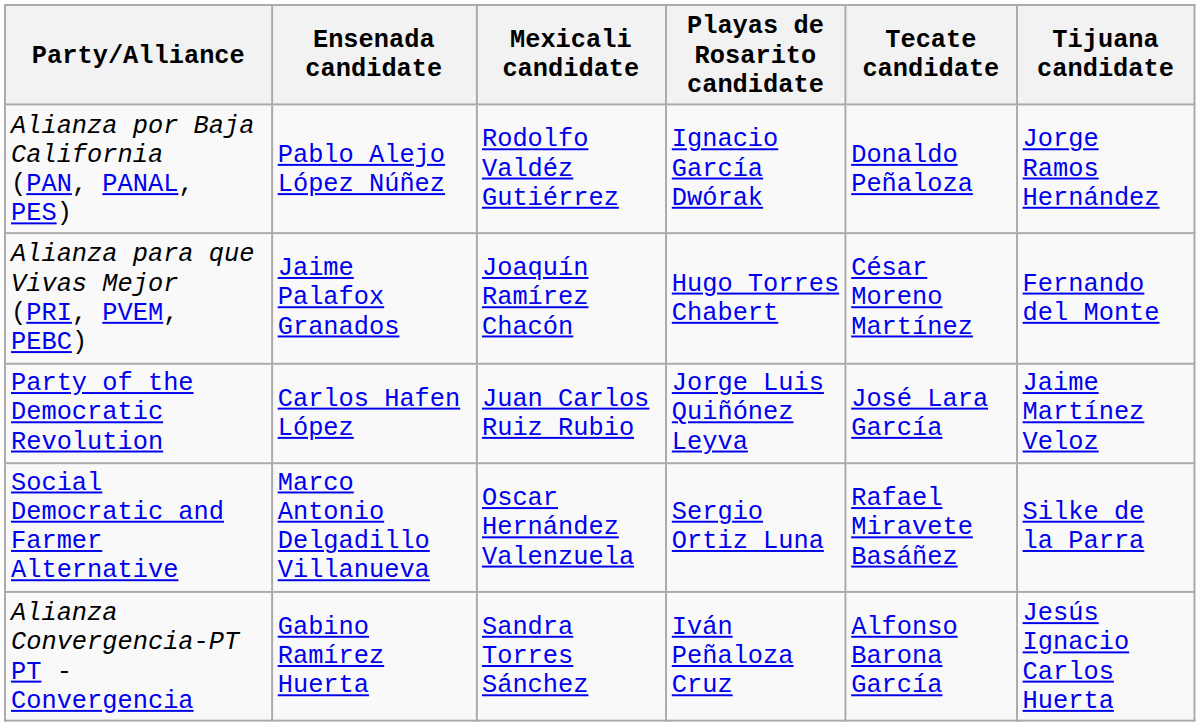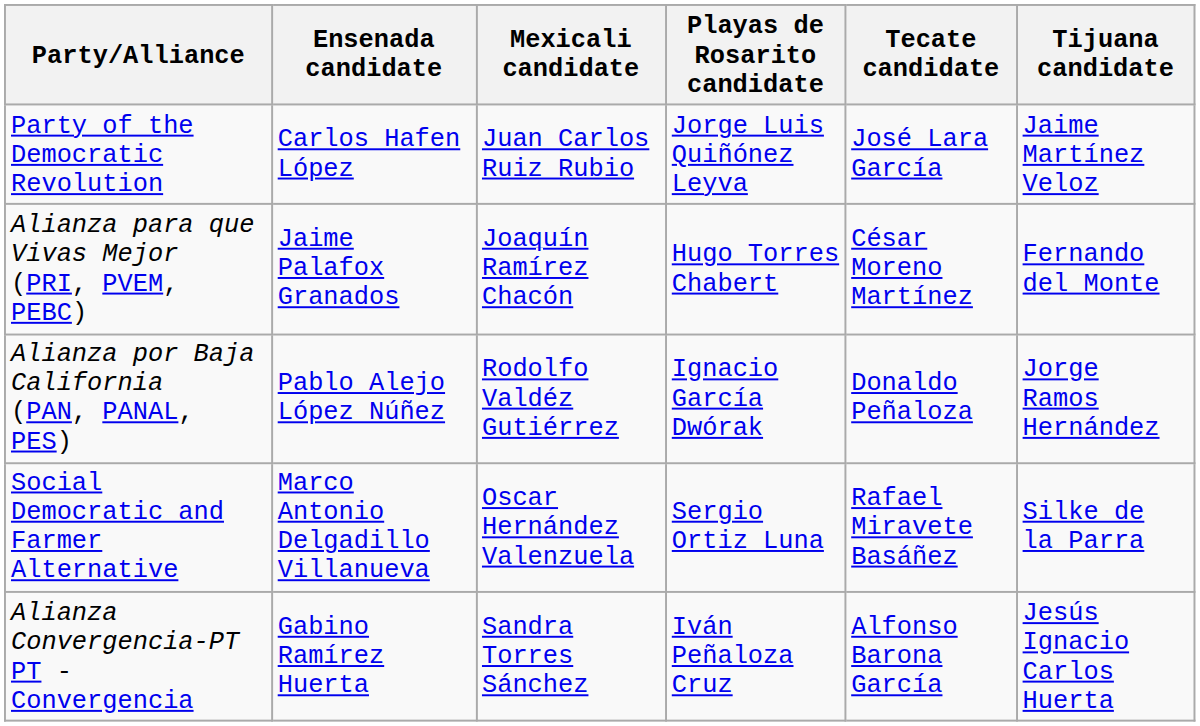rows swapped: (133, 169) <-> (102, 413)
